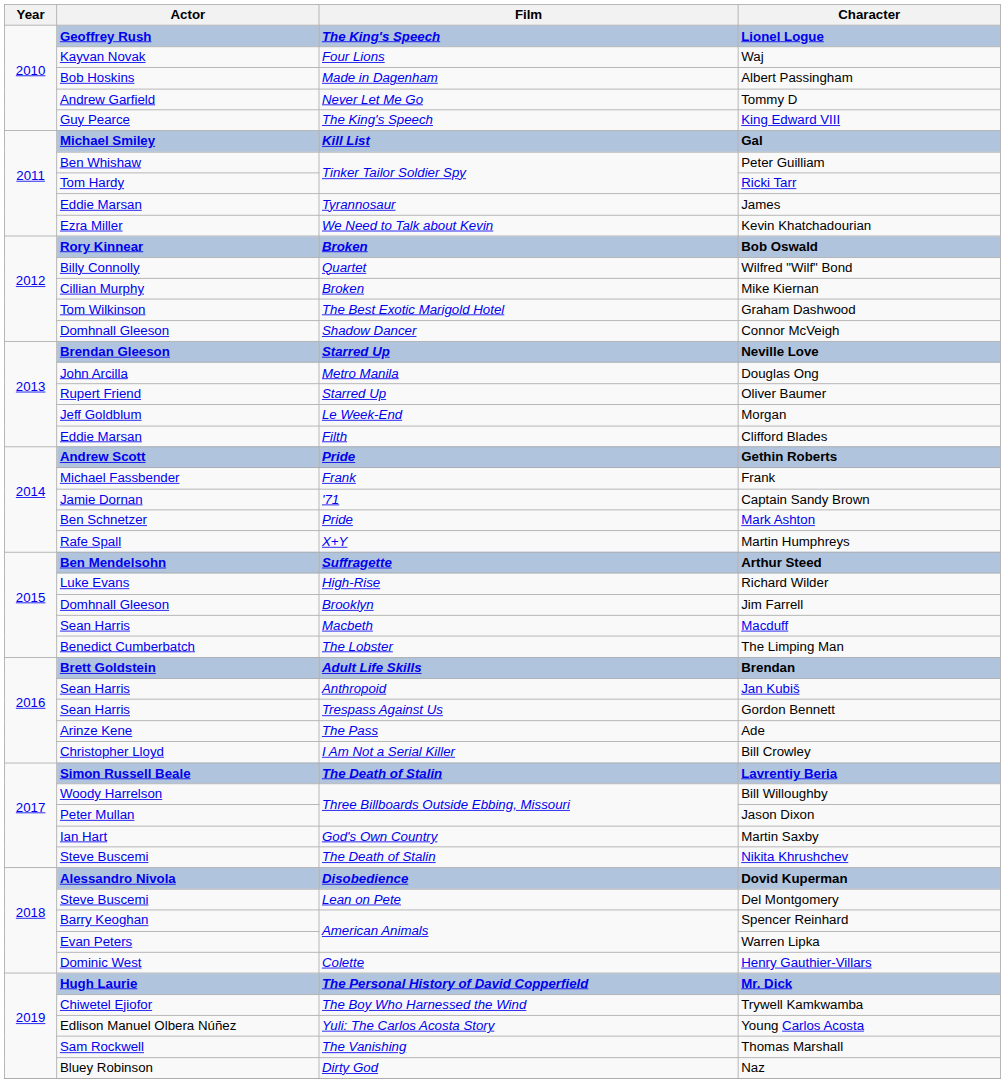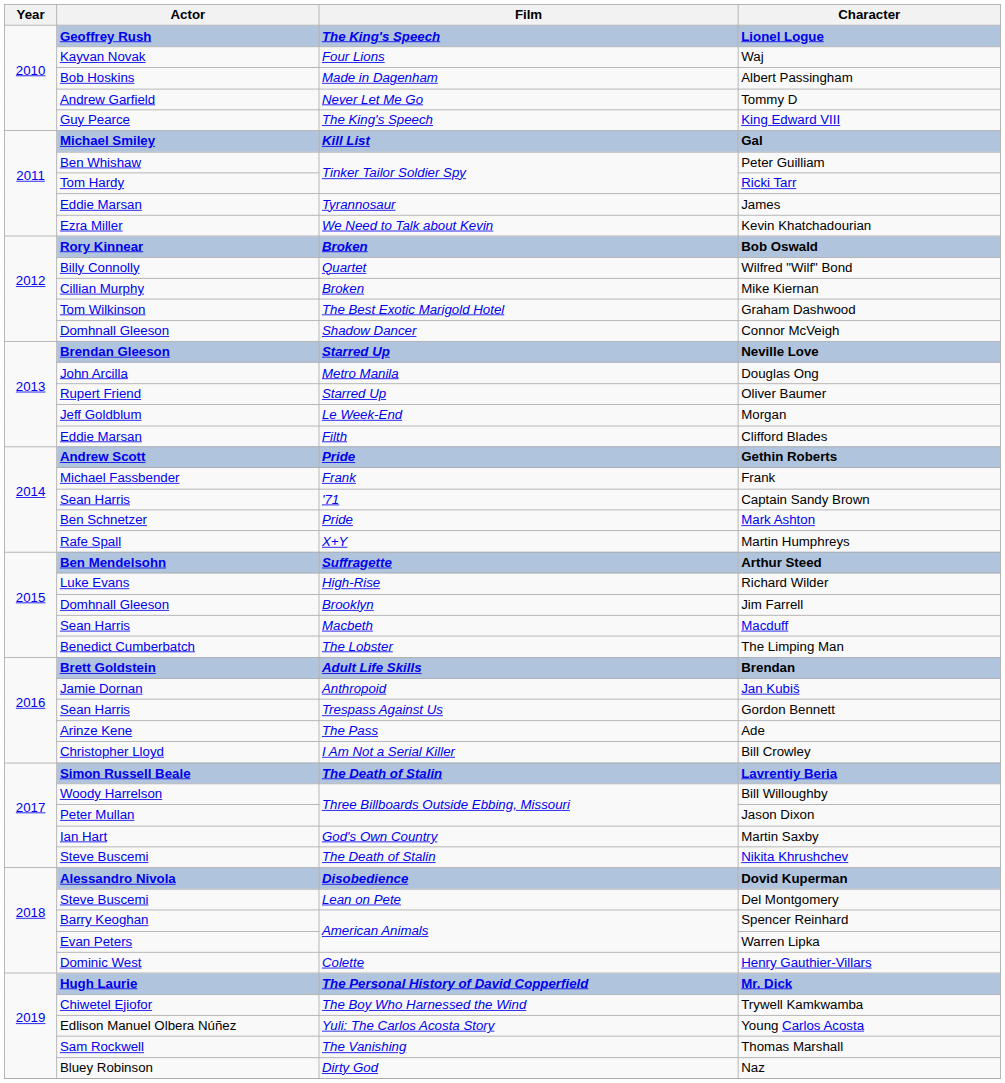(101, 499) Jamie Dornan -> (95, 499) Sean Harris
(95, 688) Sean Harris -> (101, 688) Jamie Dornan
